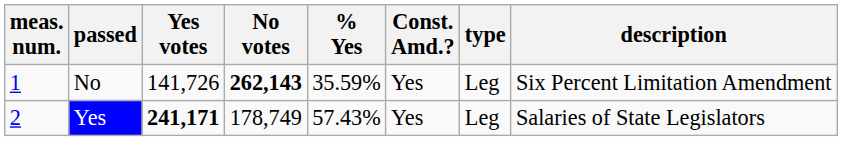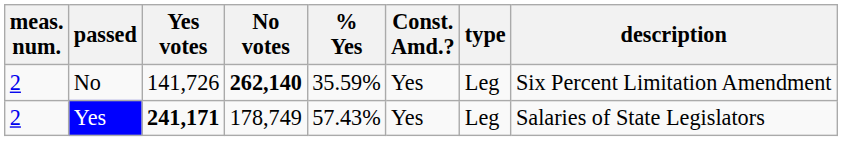(15, 82) 1 -> (15, 82) 2
(266, 82) 262,143 -> (266, 82) 262,140
